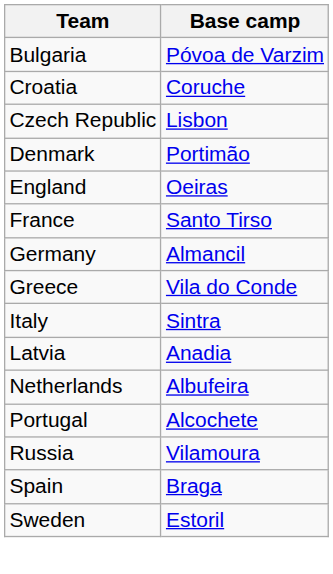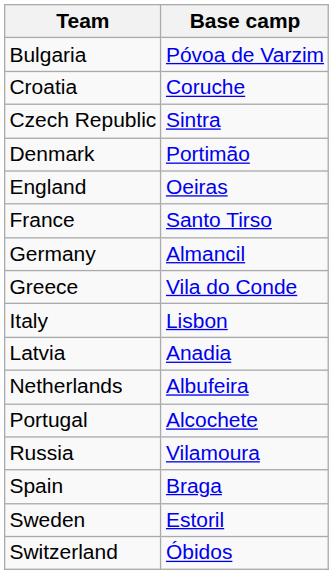(197, 120) Lisbon -> (193, 120) Sintra
(193, 320) Sintra -> (197, 320) Lisbon
+ row: (64, 552)
